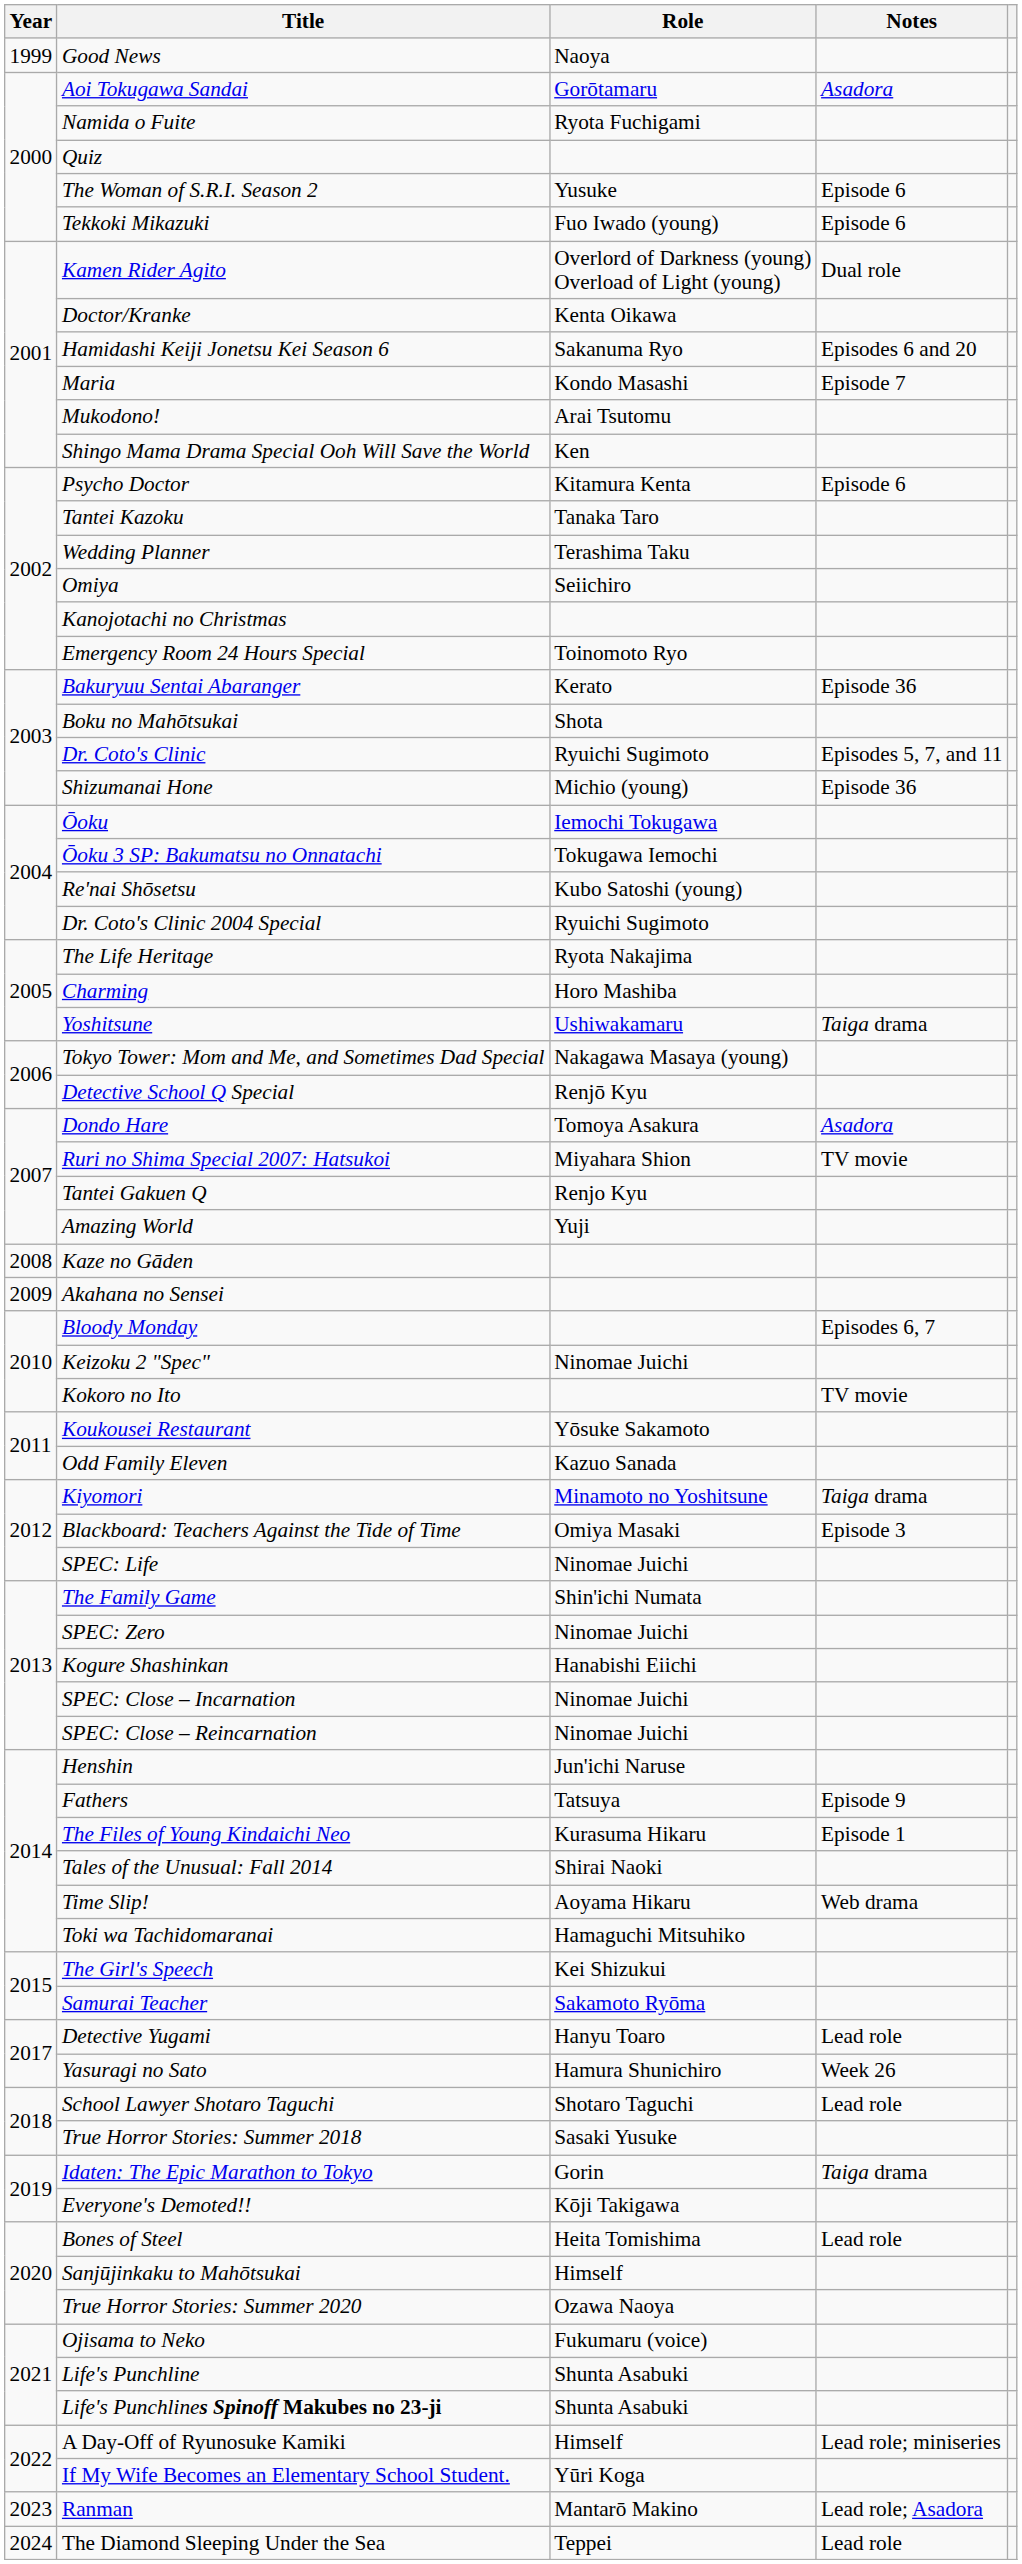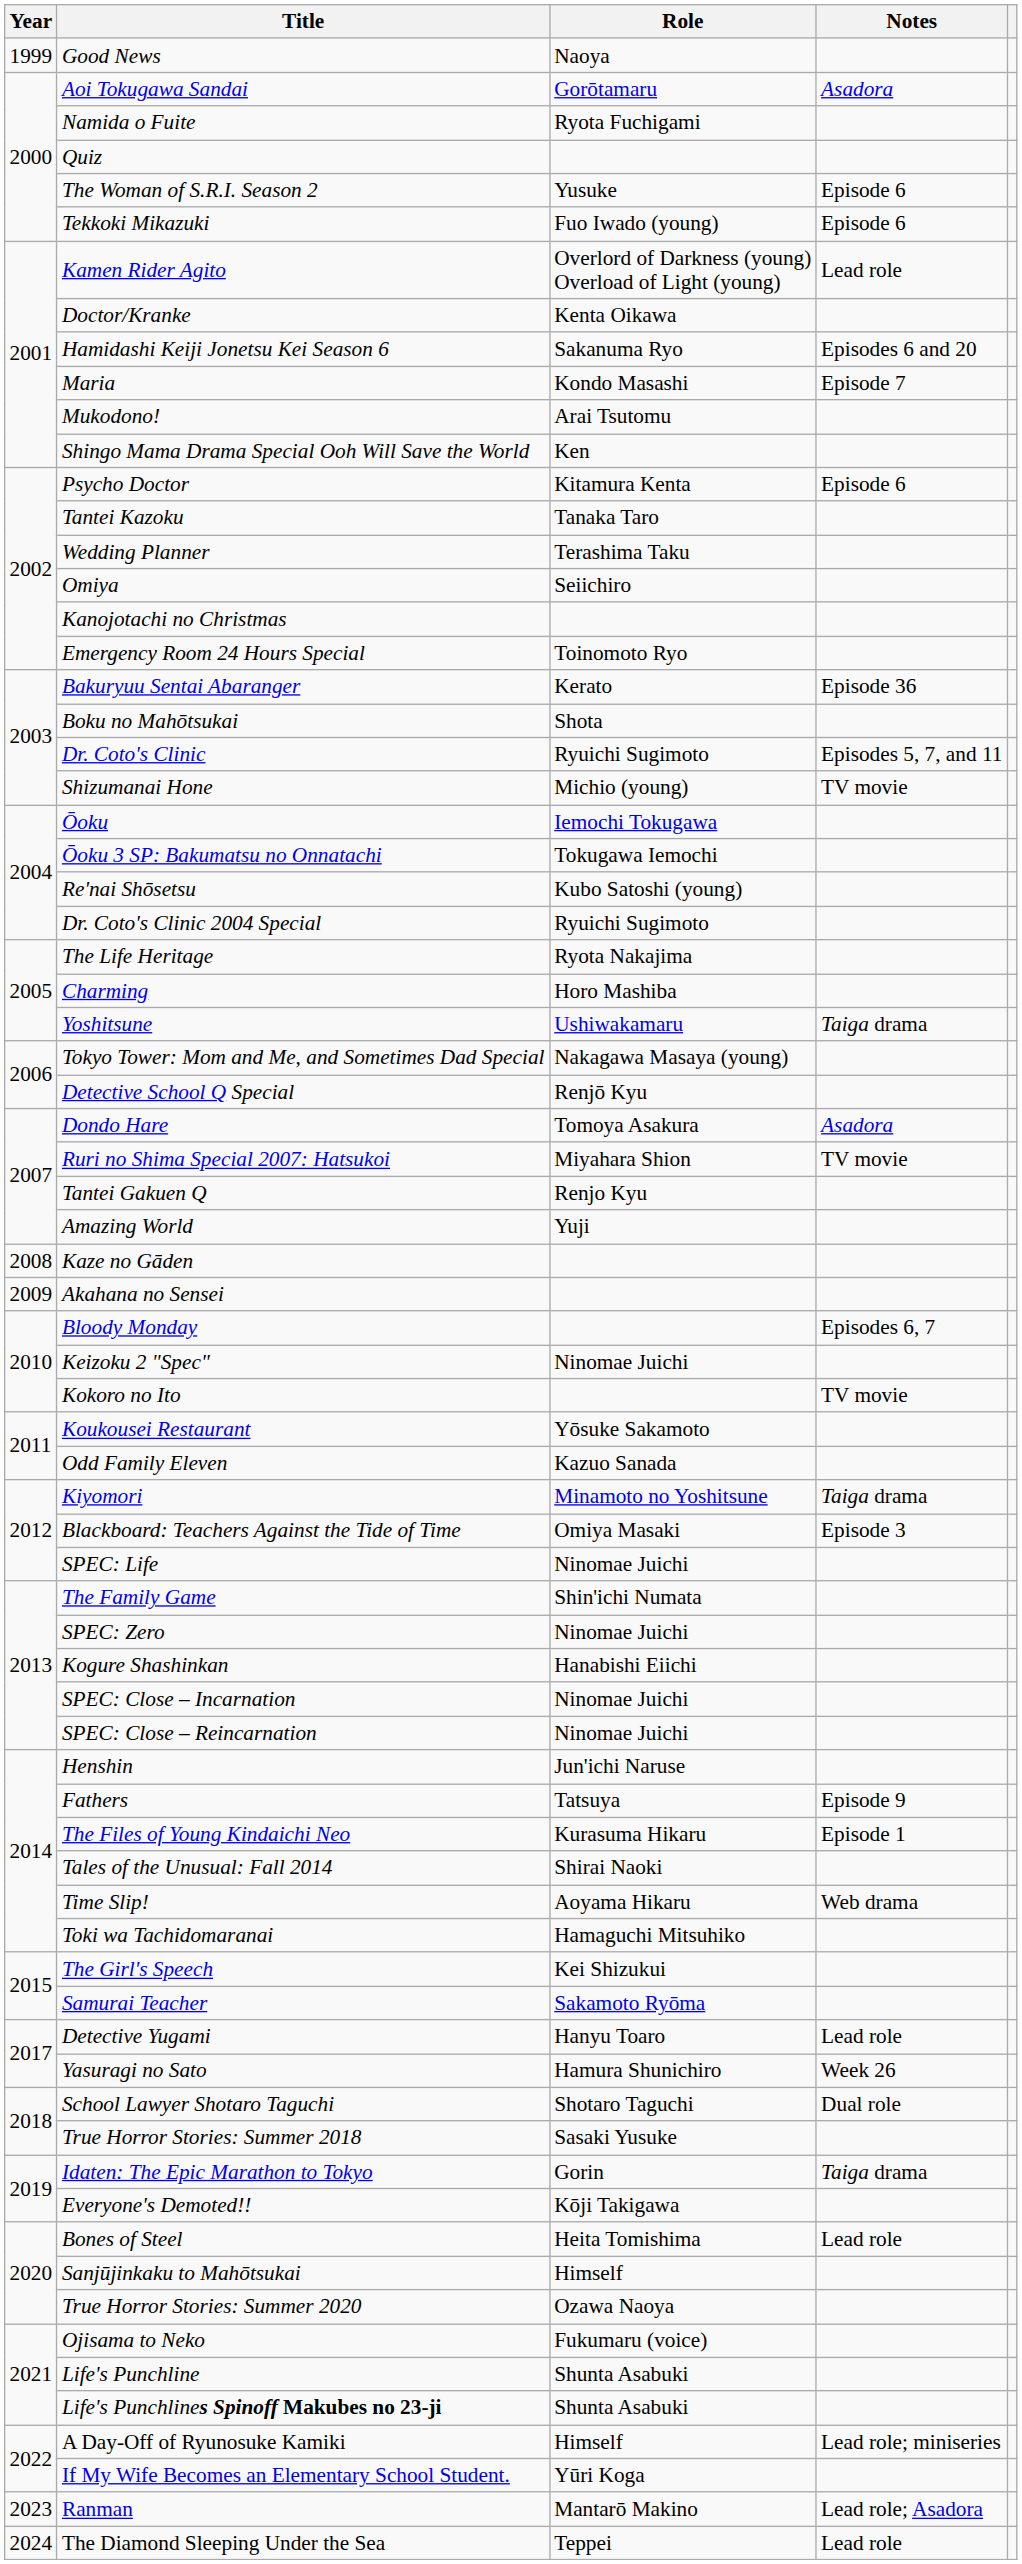(861, 269) Dual role -> (862, 269) Lead role
(869, 787) Episode 36 -> (864, 787) TV movie
(862, 2103) Lead role -> (861, 2103) Dual role
